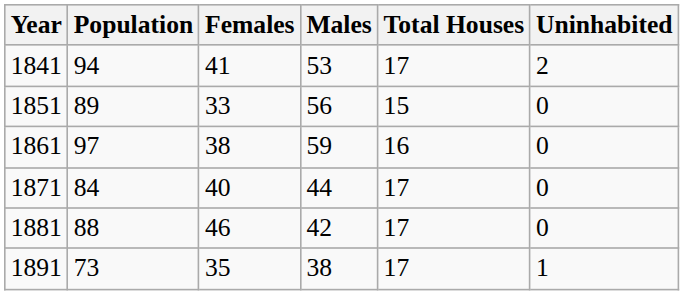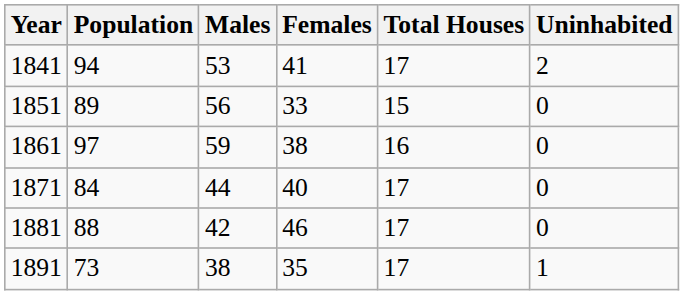columns swapped: (339, 24) <-> (250, 24)
